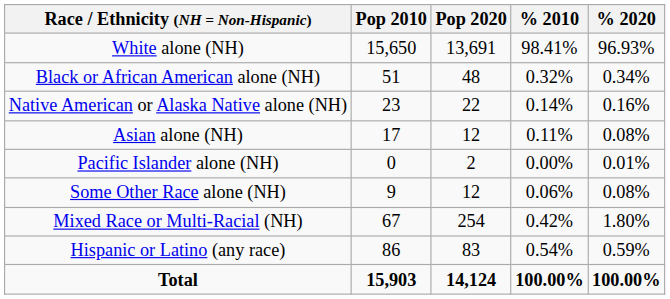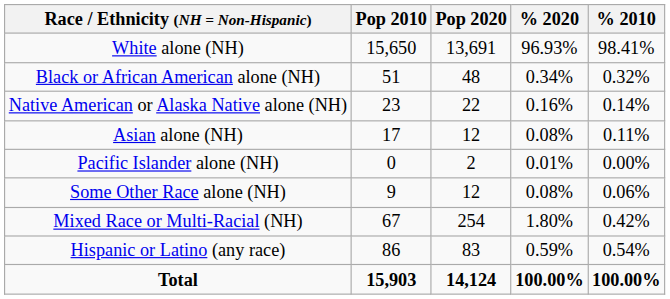columns swapped: (549, 18) <-> (626, 18)
